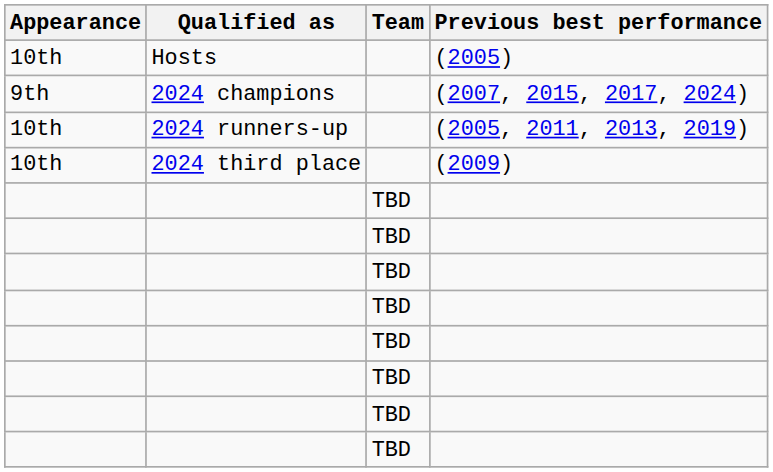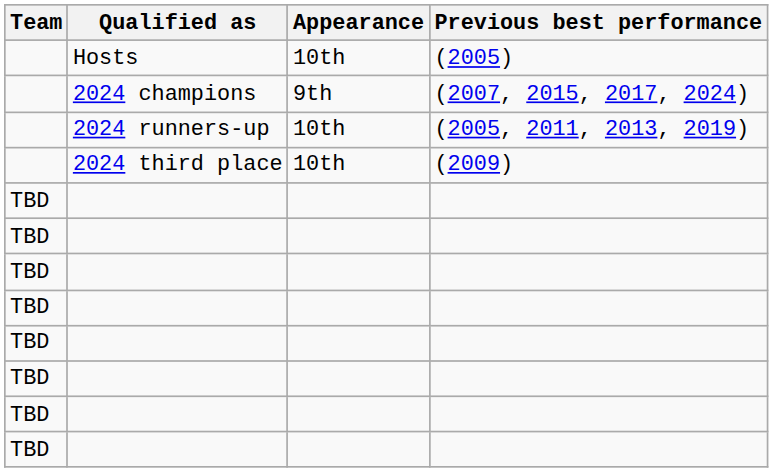columns swapped: (398, 23) <-> (76, 23)
